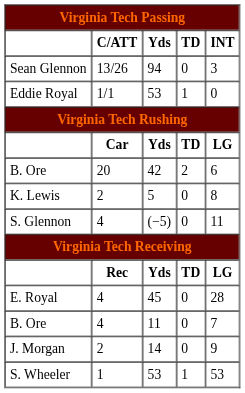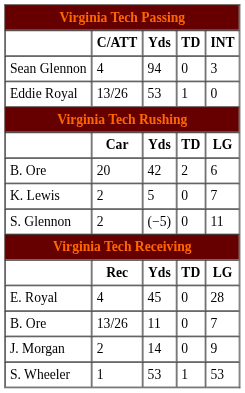(112, 68) 13/26 -> (100, 68) 4
(106, 94) 1/1 -> (112, 94) 13/26
(214, 196) 8 -> (214, 196) 7
(100, 221) 4 -> (100, 221) 2
(100, 323) 4 -> (112, 323) 13/26
